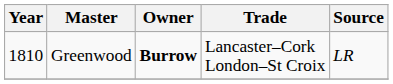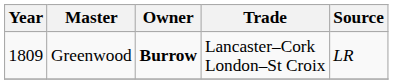(26, 55) 1810 -> (26, 55) 1809
